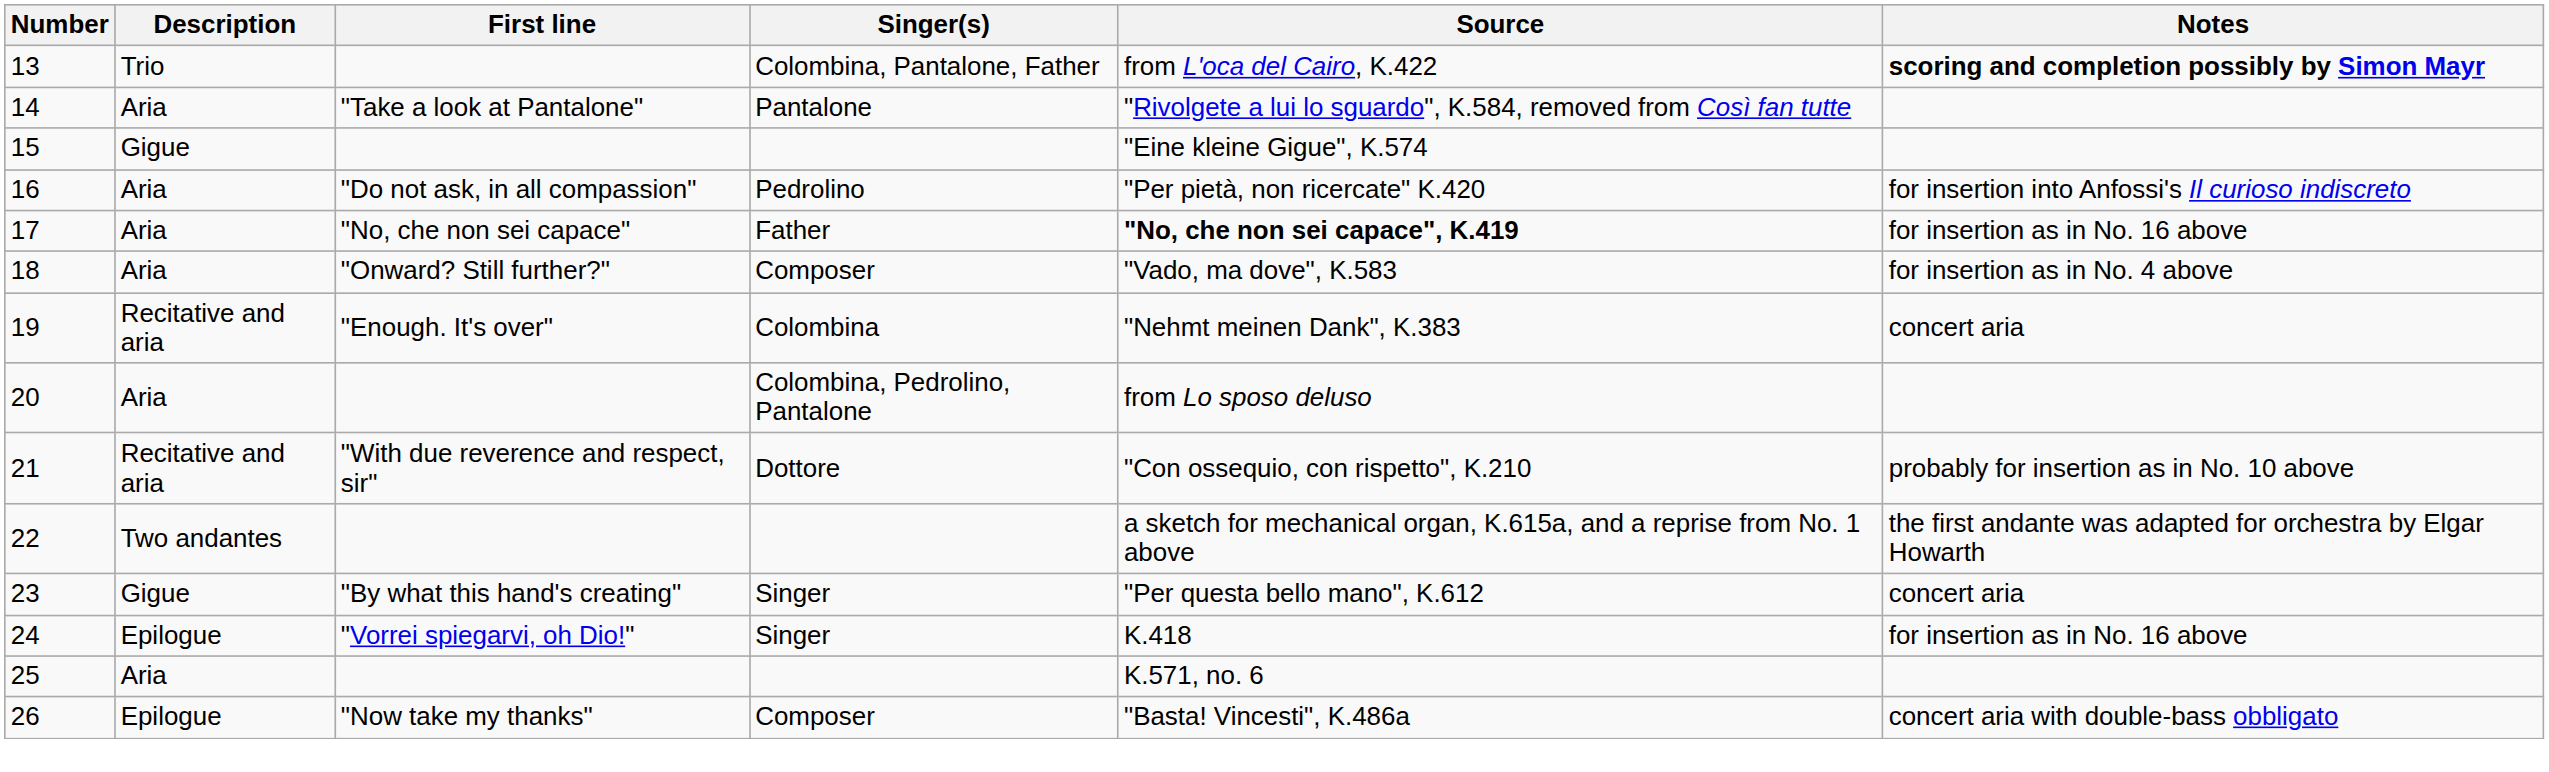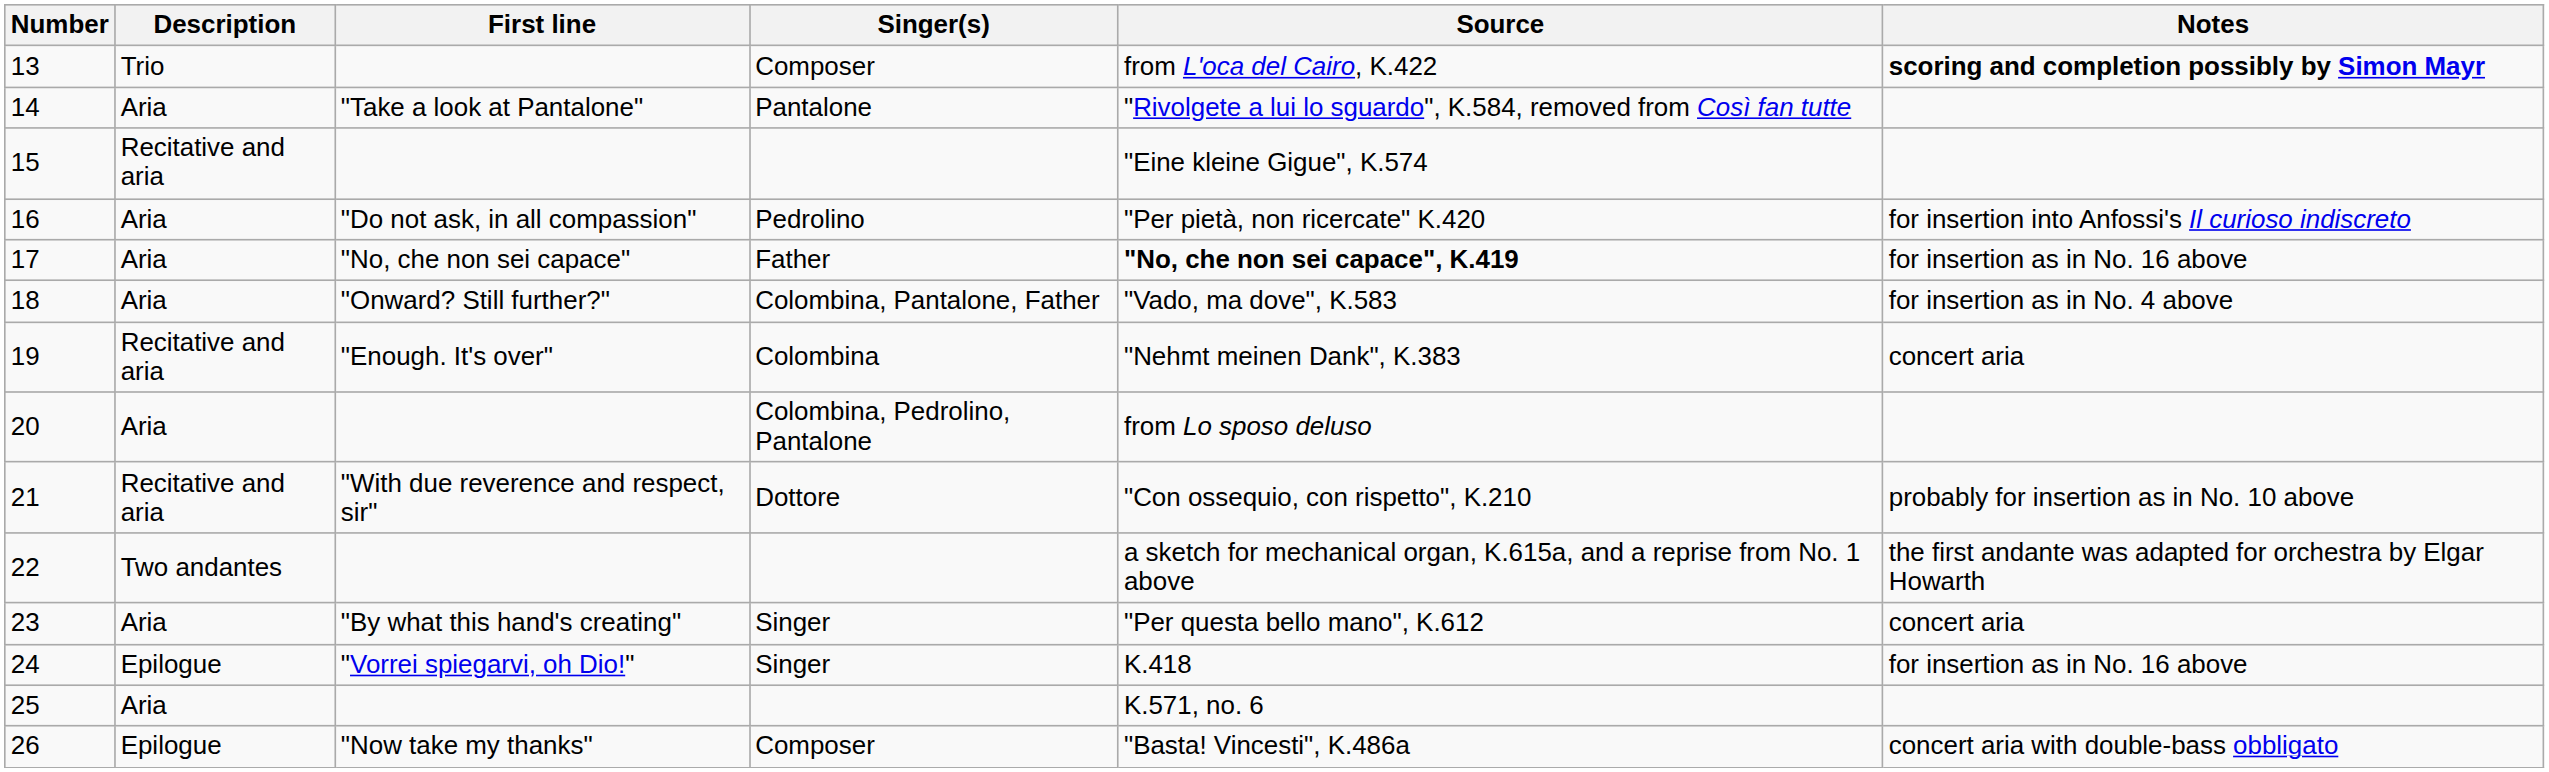(927, 66) Colombina, Pantalone, Father -> (815, 66) Composer
(155, 148) Gigue -> (203, 162) Recitative and aria
(815, 271) Composer -> (927, 300) Colombina, Pantalone, Father
(155, 593) Gigue -> (144, 623) Aria
